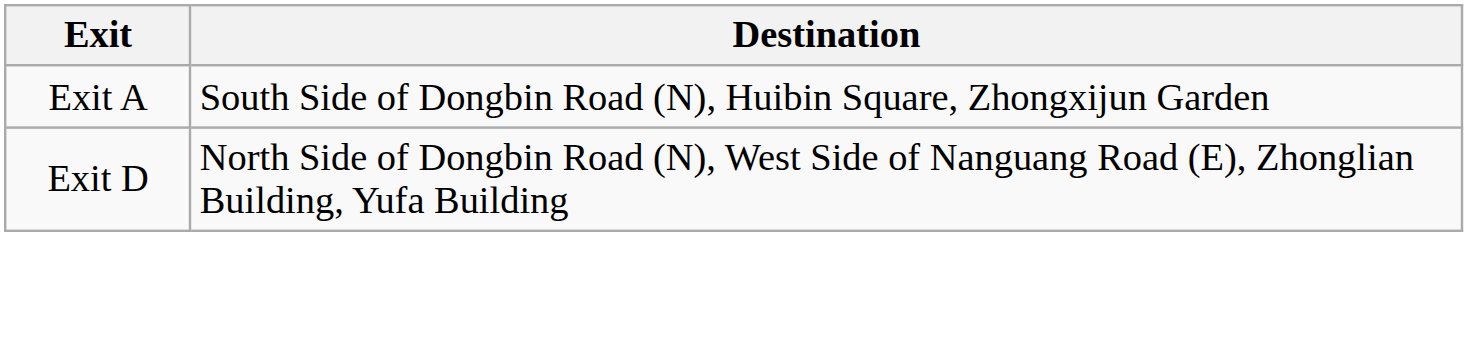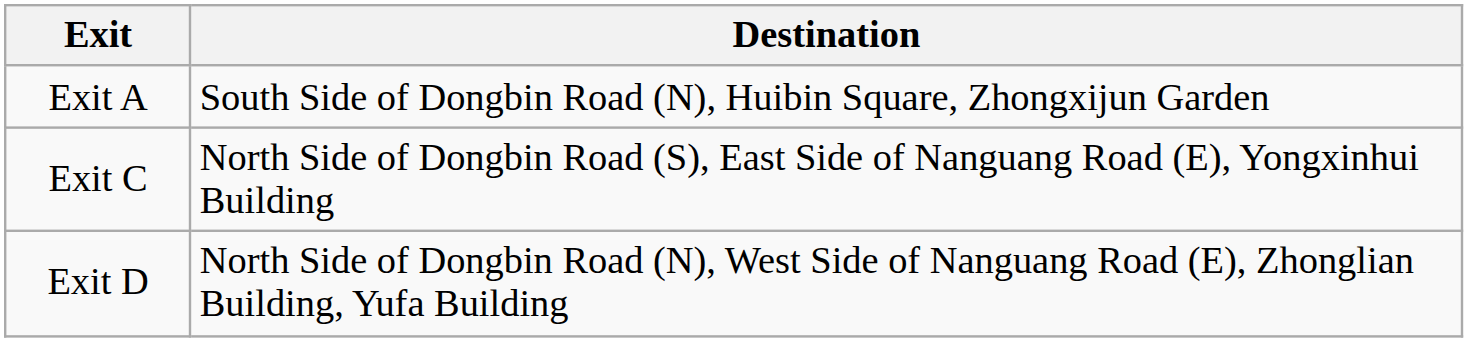+ row: (98, 178)
